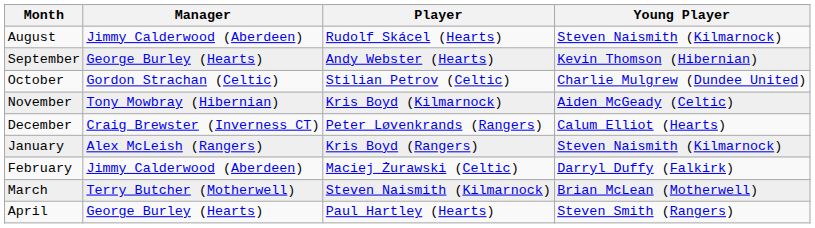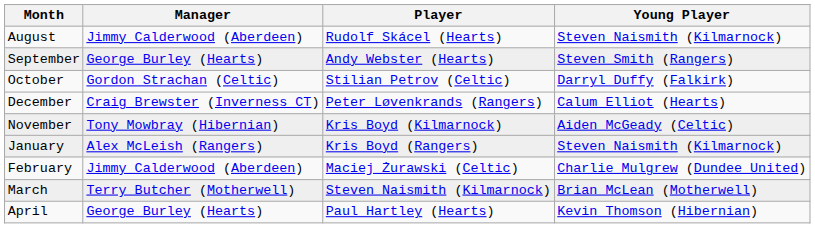(658, 59) Kevin Thomson (Hibernian) -> (646, 59) Steven Smith (Rangers)
(682, 81) Charlie Mulgrew (Dundee United) -> (646, 81) Darryl Duffy (Falkirk)
rows swapped: (40, 103) <-> (40, 125)
(646, 168) Darryl Duffy (Falkirk) -> (682, 168) Charlie Mulgrew (Dundee United)
(646, 212) Steven Smith (Rangers) -> (658, 212) Kevin Thomson (Hibernian)
